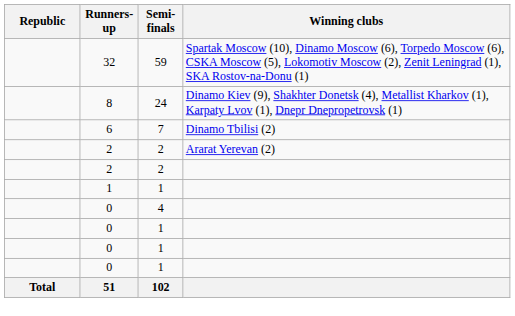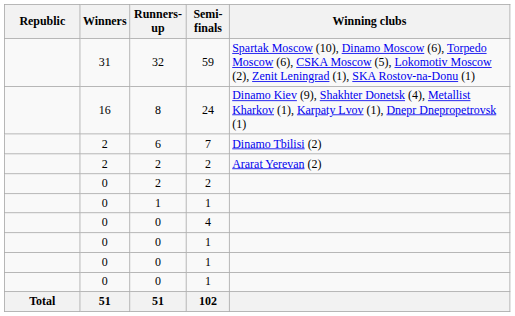+ column: (105, 21)
